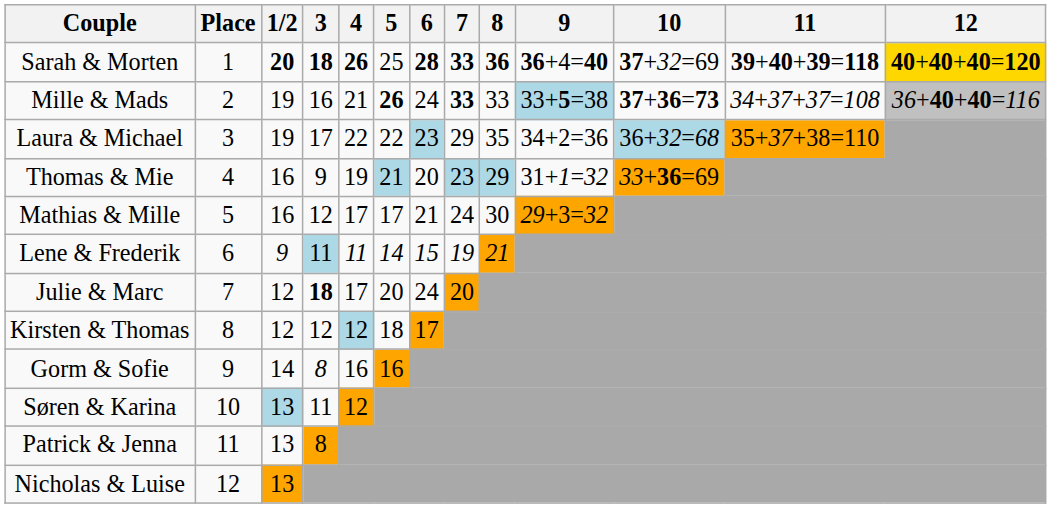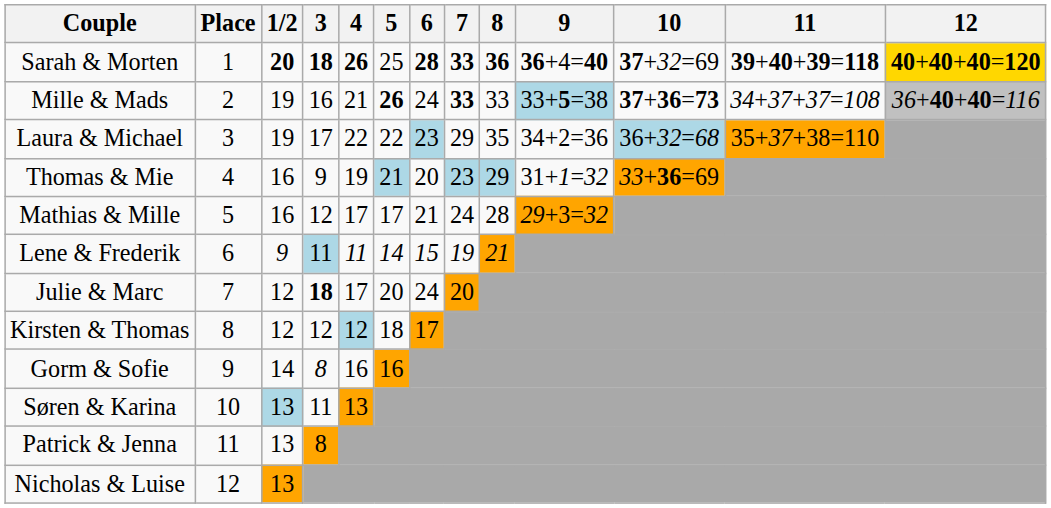(497, 215) 30 -> (497, 215) 28
(356, 406) 12 -> (356, 406) 13
